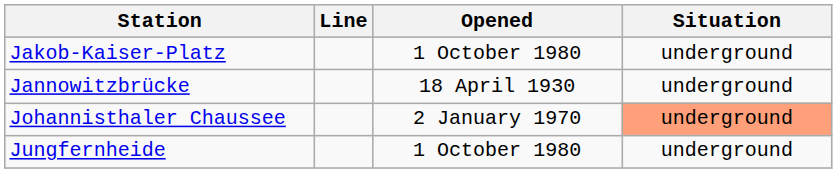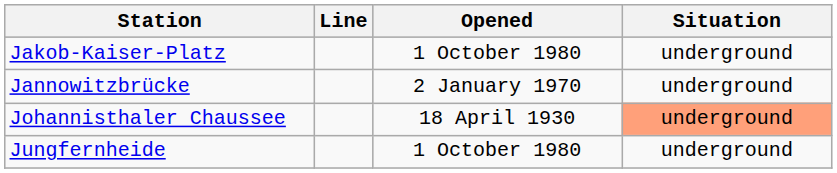(497, 86) 18 April 1930 -> (497, 86) 2 January 1970
(497, 119) 2 January 1970 -> (497, 119) 18 April 1930
